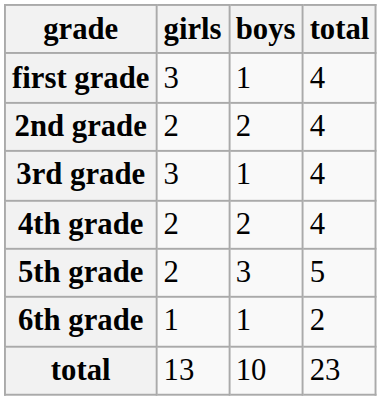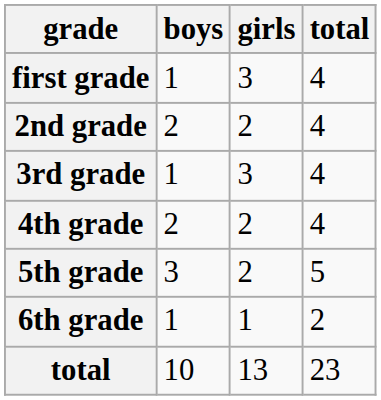columns swapped: (266, 28) <-> (193, 28)
